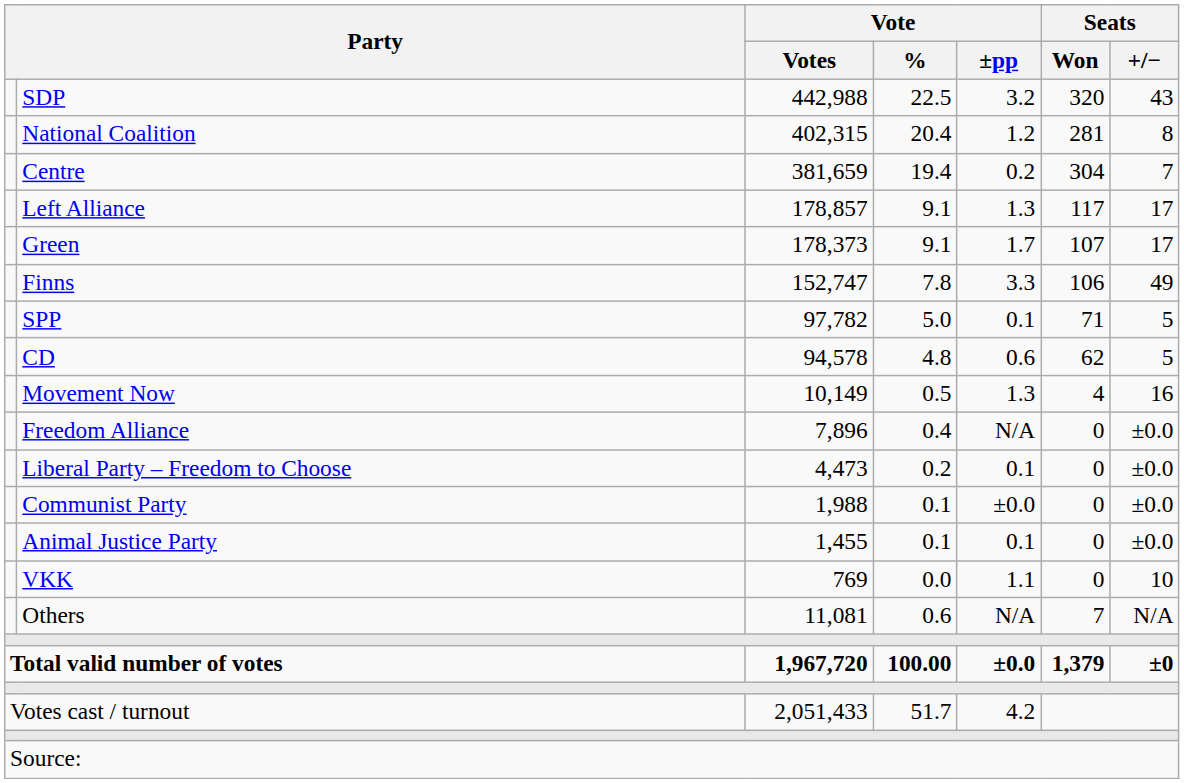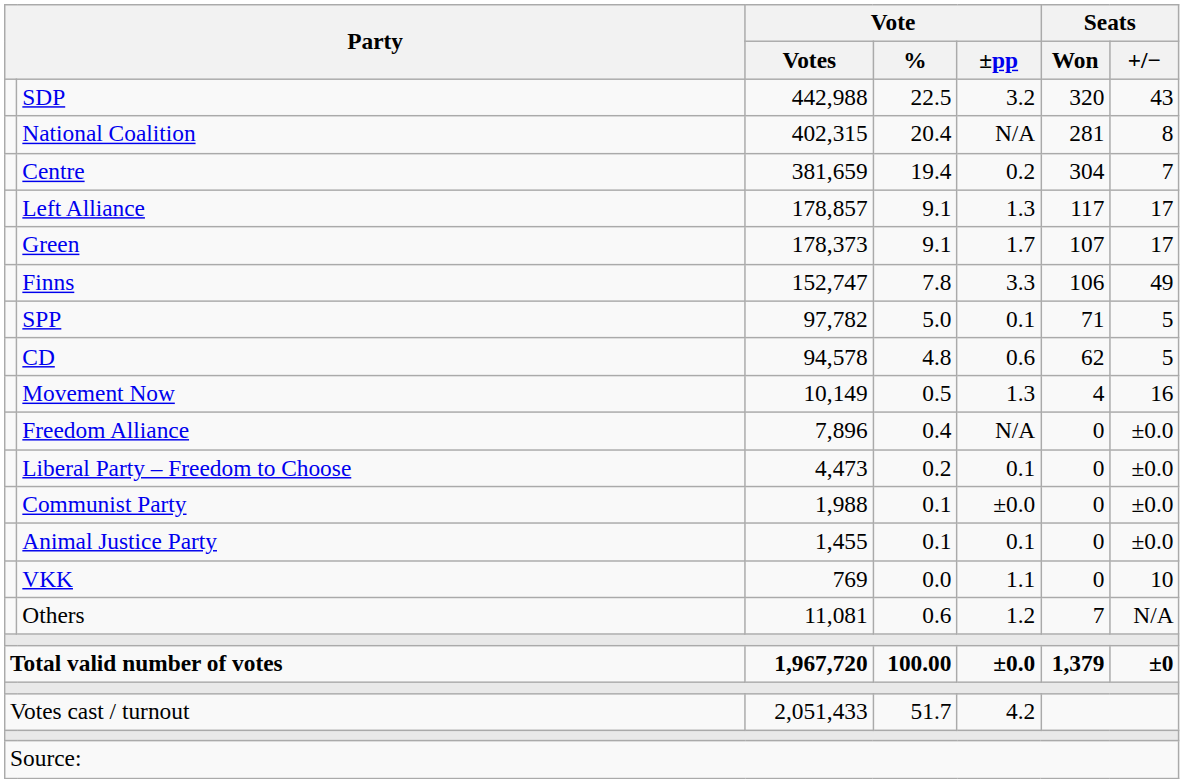(1021, 134) 1.2 -> (1015, 134) N/A
(1015, 615) N/A -> (1021, 615) 1.2
